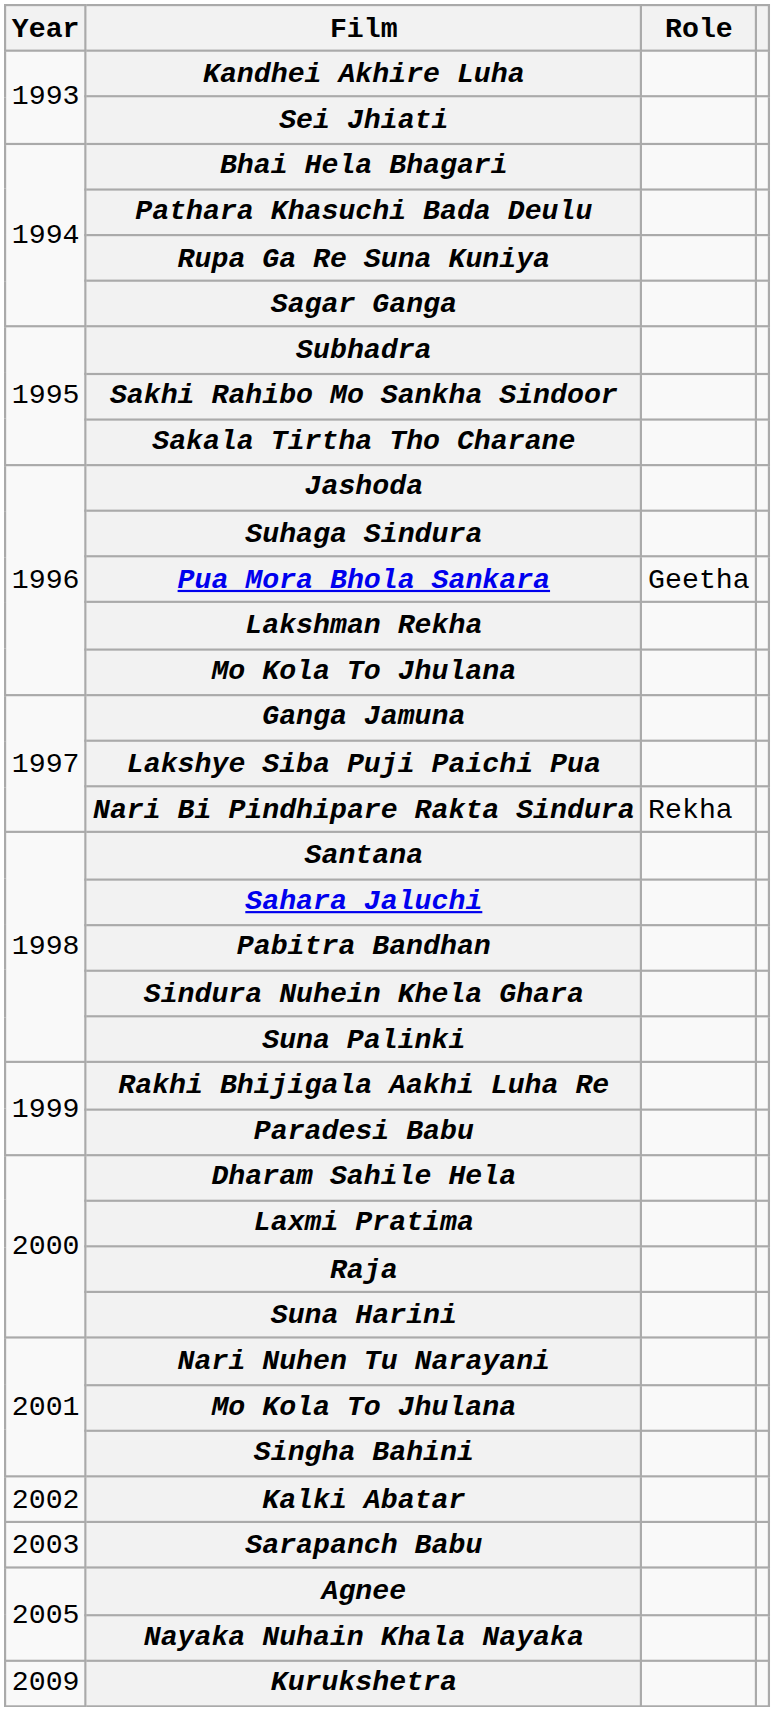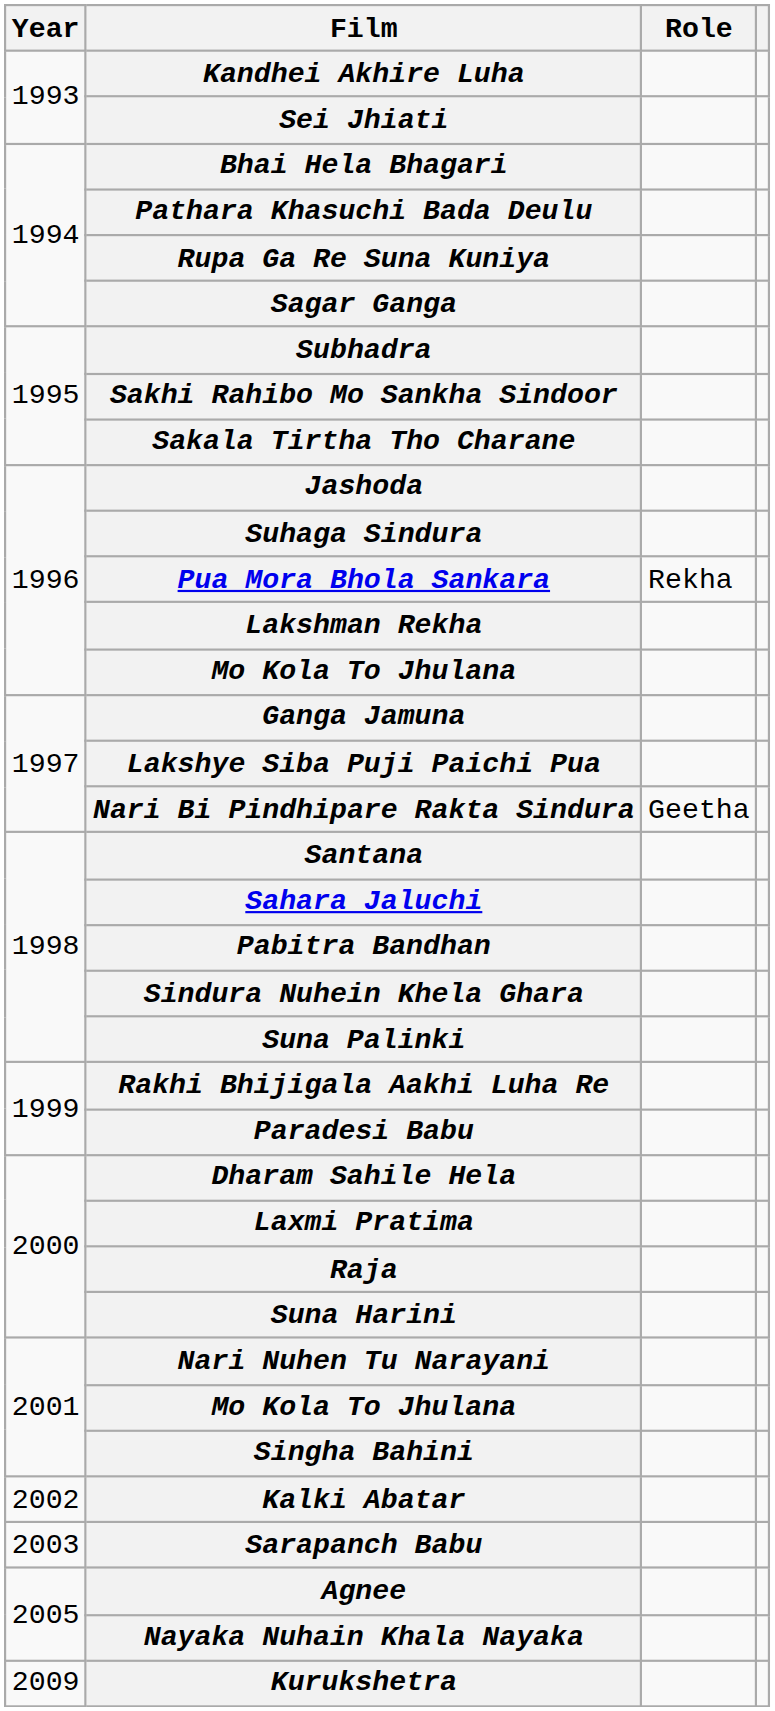(699, 580) Geetha -> (690, 580) Rekha
(690, 810) Rekha -> (699, 810) Geetha
